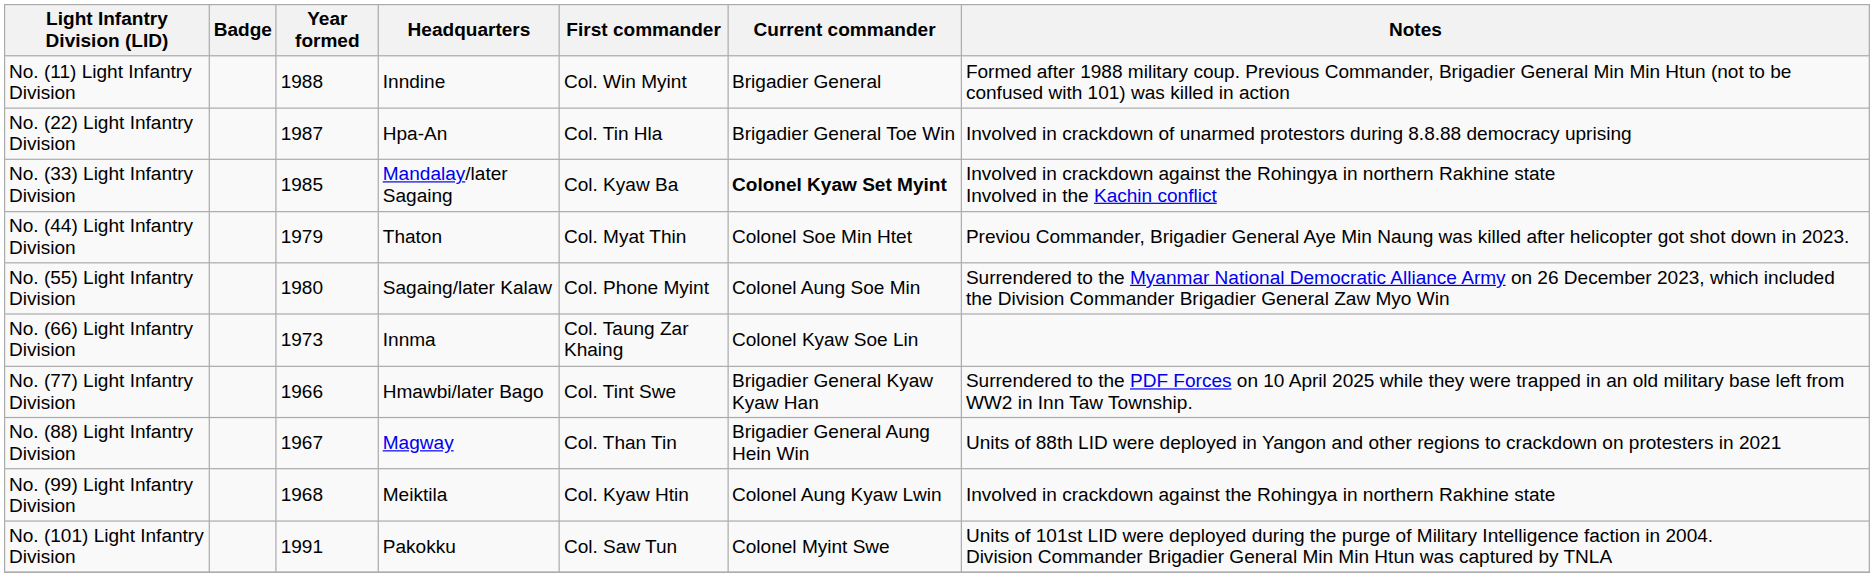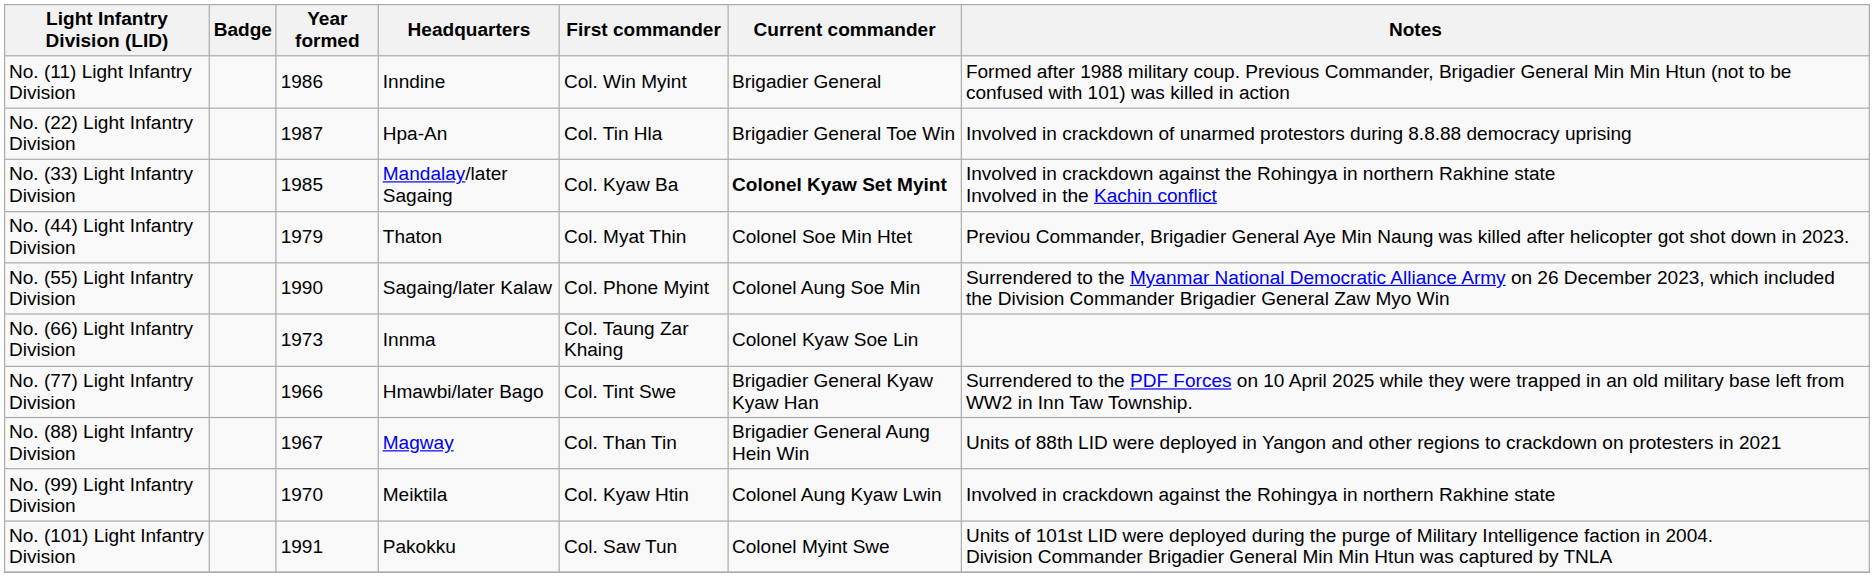(302, 81) 1988 -> (302, 81) 1986
(302, 288) 1980 -> (302, 288) 1990
(302, 494) 1968 -> (302, 494) 1970
